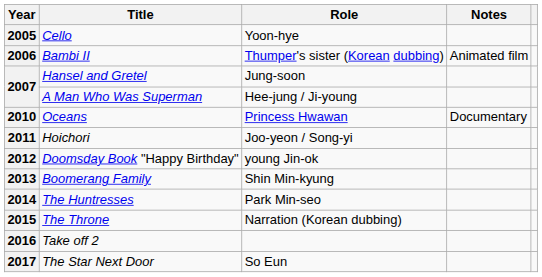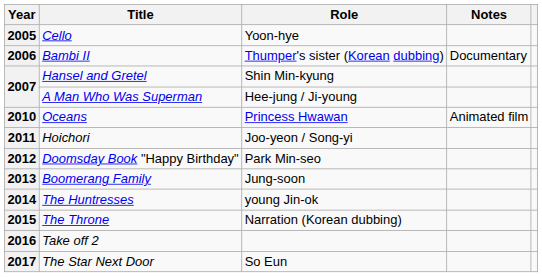(489, 55) Animated film -> (488, 55) Documentary
(275, 76) Jung-soon -> (289, 76) Shin Min-kyung
(488, 117) Documentary -> (489, 117) Animated film
(281, 158) young Jin-ok -> (283, 158) Park Min-seo
(289, 179) Shin Min-kyung -> (275, 179) Jung-soon
(283, 199) Park Min-seo -> (281, 199) young Jin-ok
